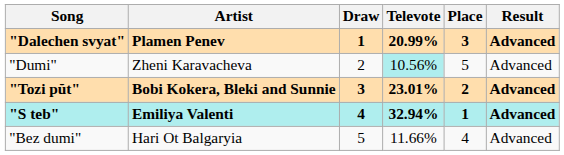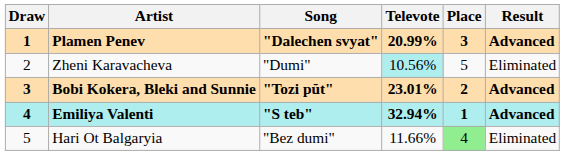columns swapped: (361, 16) <-> (67, 16)
(521, 65) Advanced -> (522, 65) Eliminated
(465, 138) no background -> (464, 138) lightgreen background
(521, 138) Advanced -> (522, 138) Eliminated
